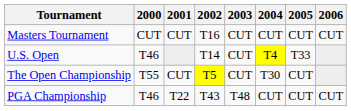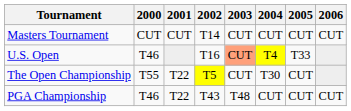(210, 35) T16 -> (210, 35) T14
(210, 55) T14 -> (210, 55) T16
(240, 55) no background -> (240, 55) lightsalmon background
(179, 75) CUT -> (179, 75) T22
